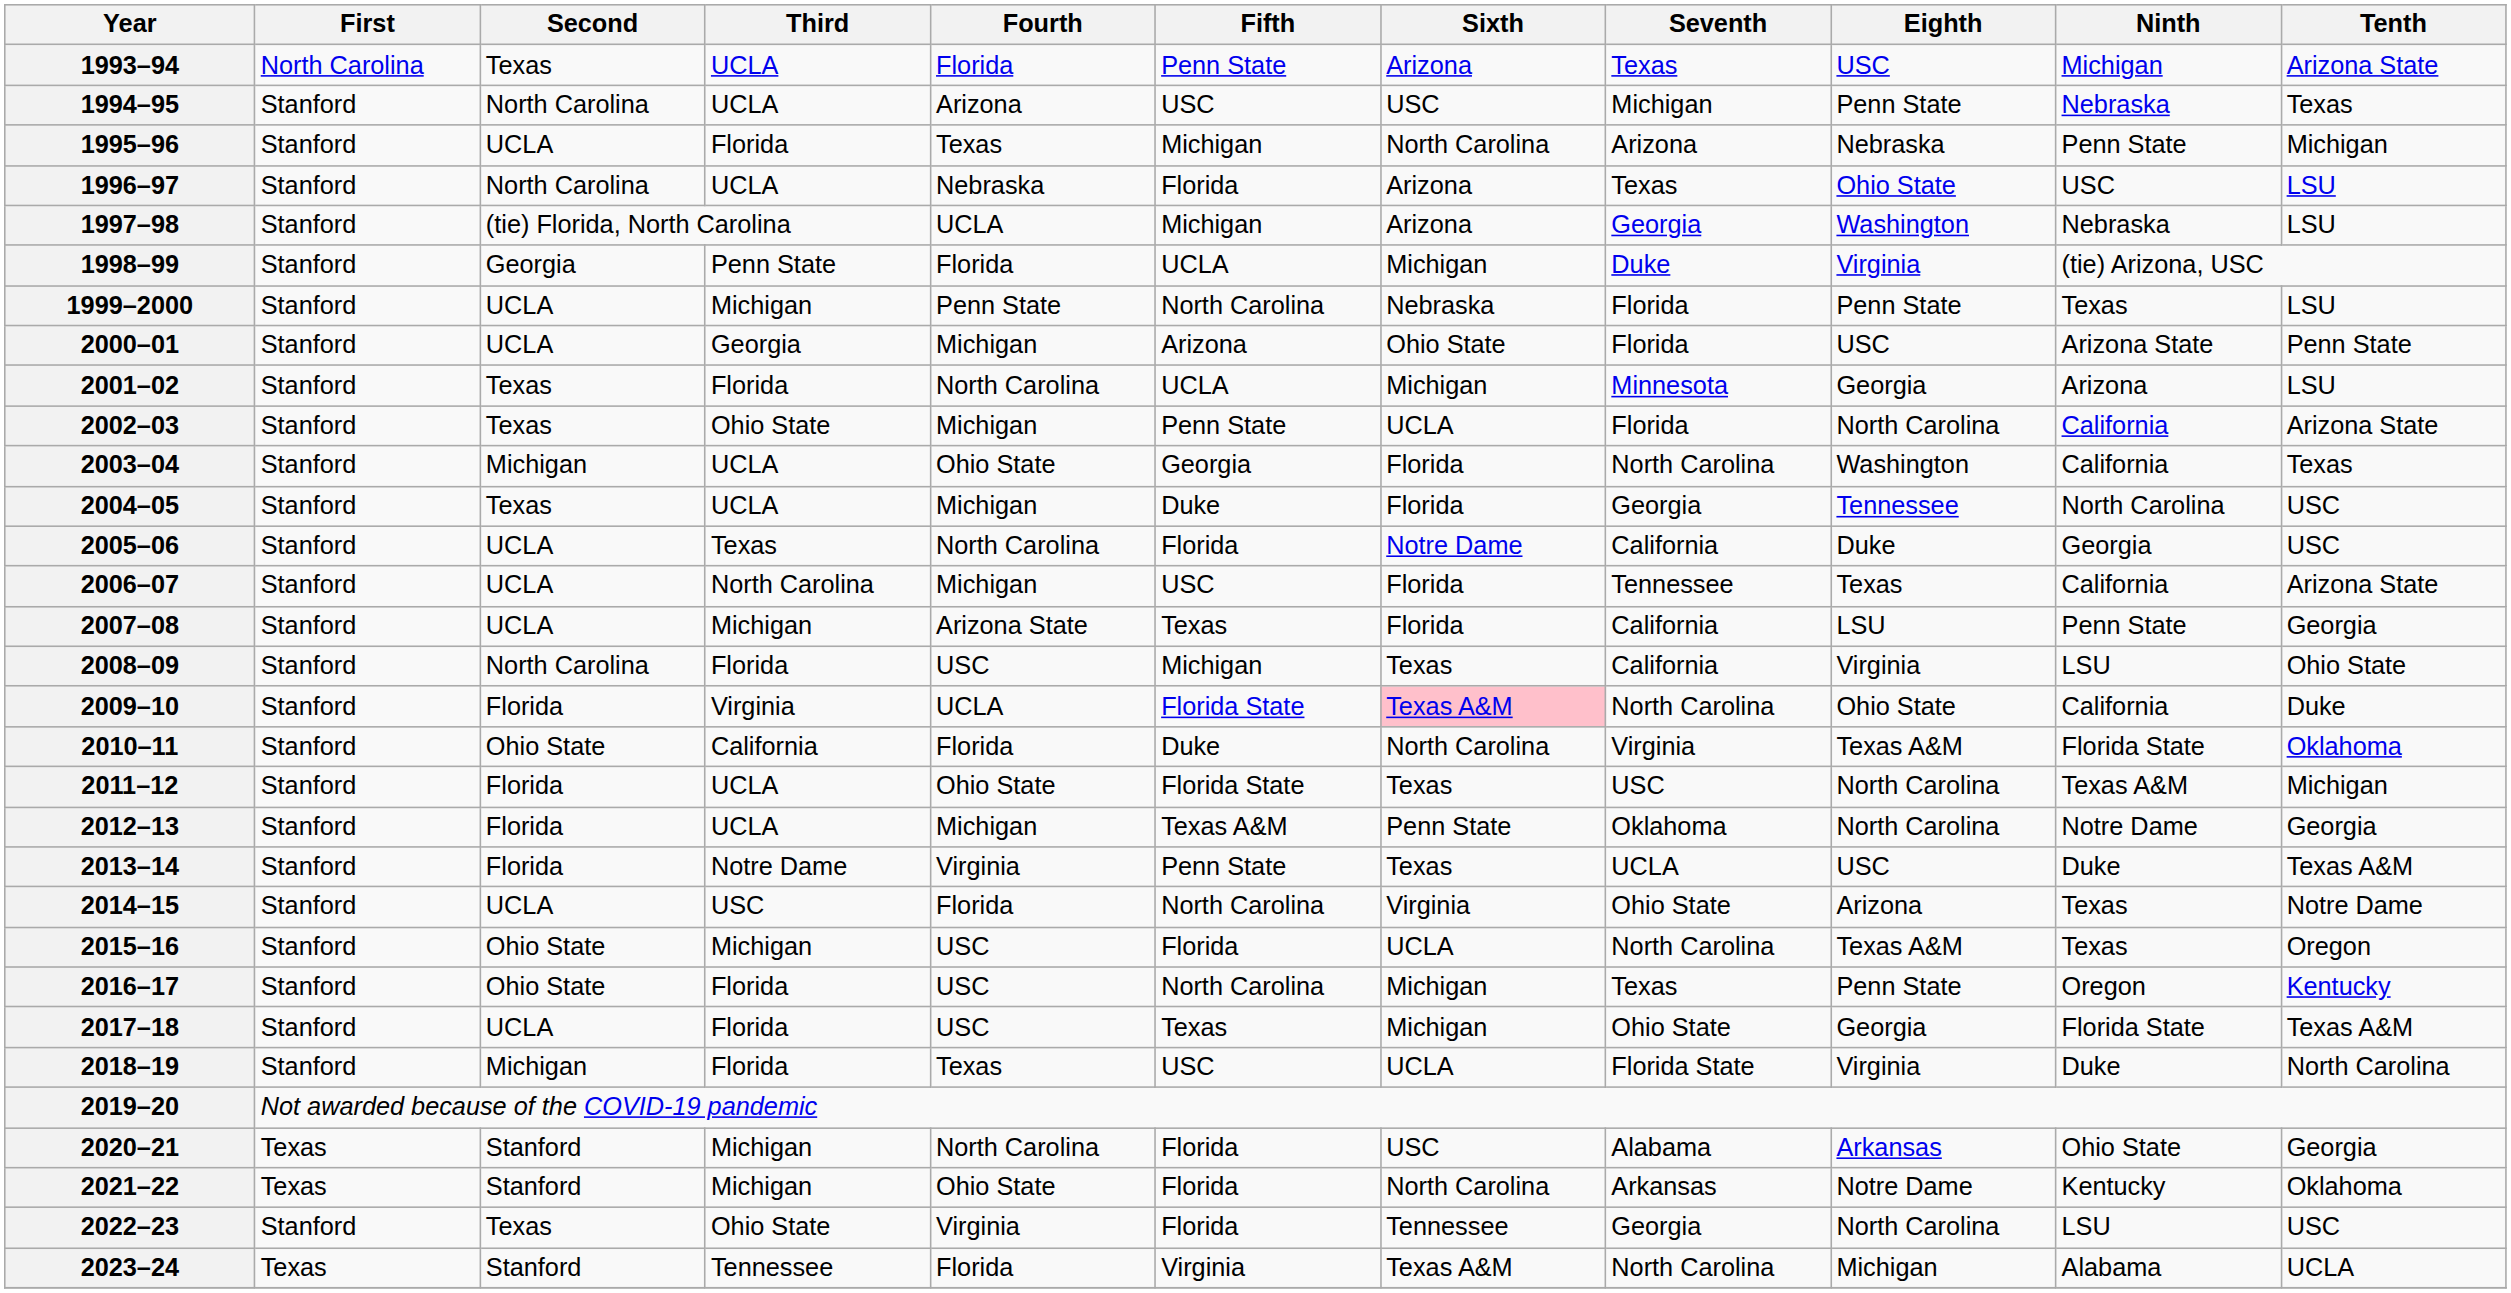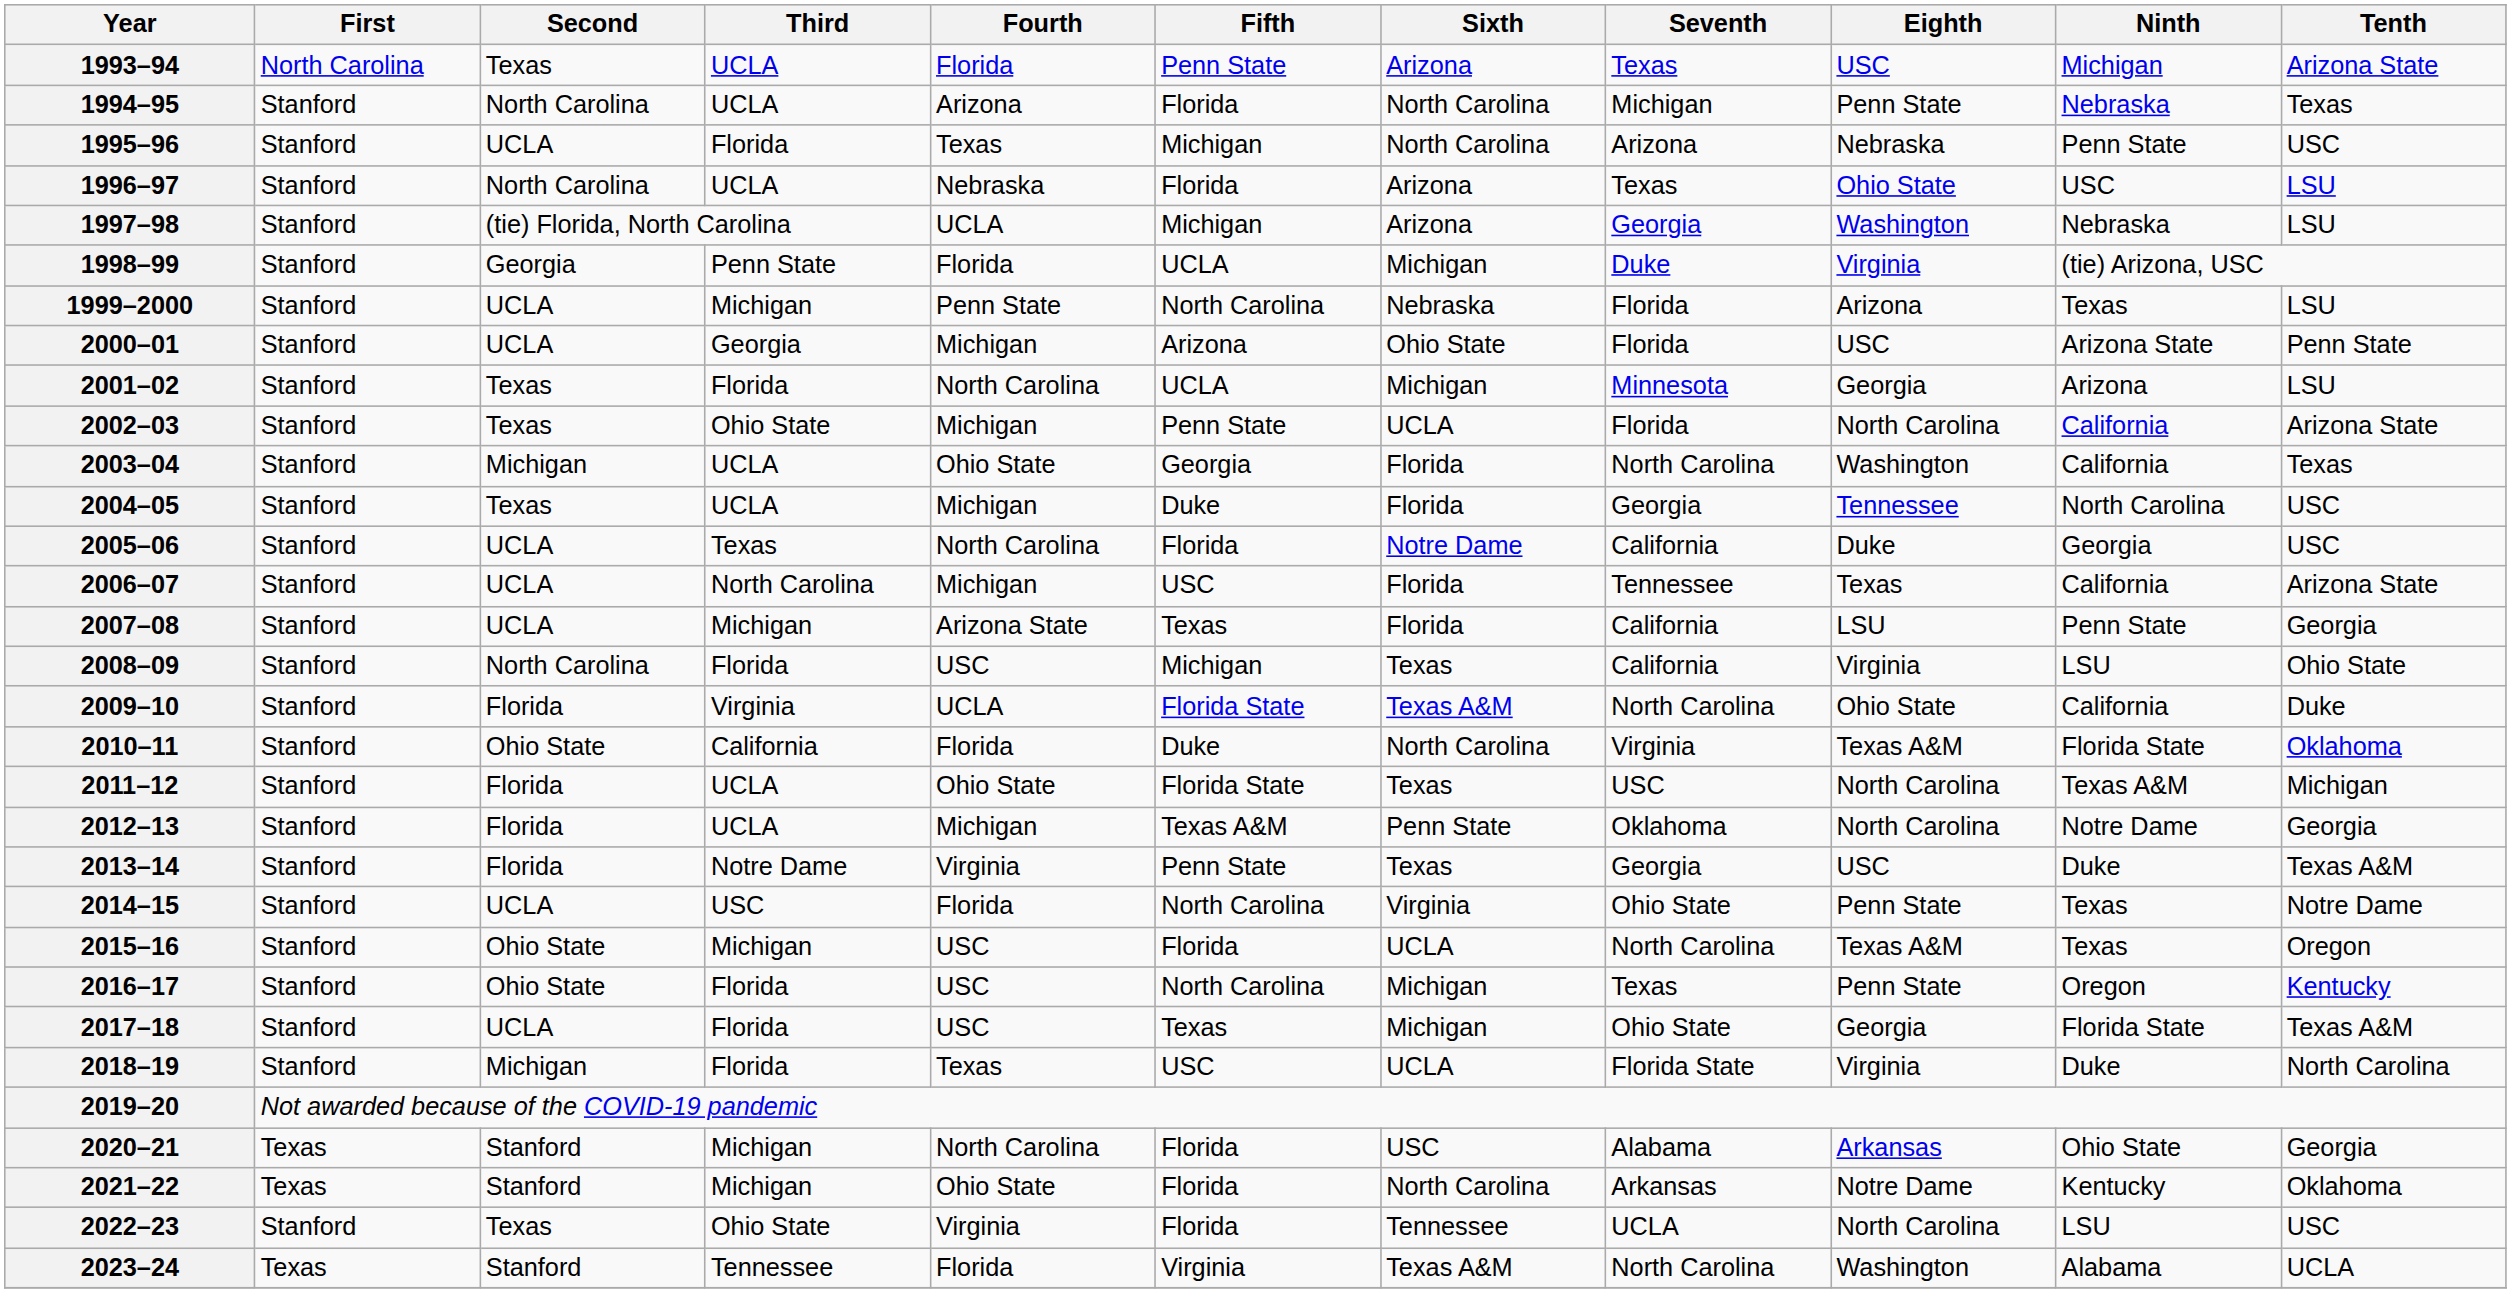(1188, 104) USC -> (1200, 104) Florida
(1413, 104) USC -> (1468, 104) North Carolina
(2337, 144) Michigan -> (2313, 144) USC
(1899, 305) Penn State -> (1879, 305) Arizona
(1449, 706) pink background -> (1449, 706) no background
(1645, 866) UCLA -> (1656, 866) Georgia
(1879, 906) Arizona -> (1899, 906) Penn State
(1656, 1227) Georgia -> (1645, 1227) UCLA
(1887, 1267) Michigan -> (1903, 1267) Washington
